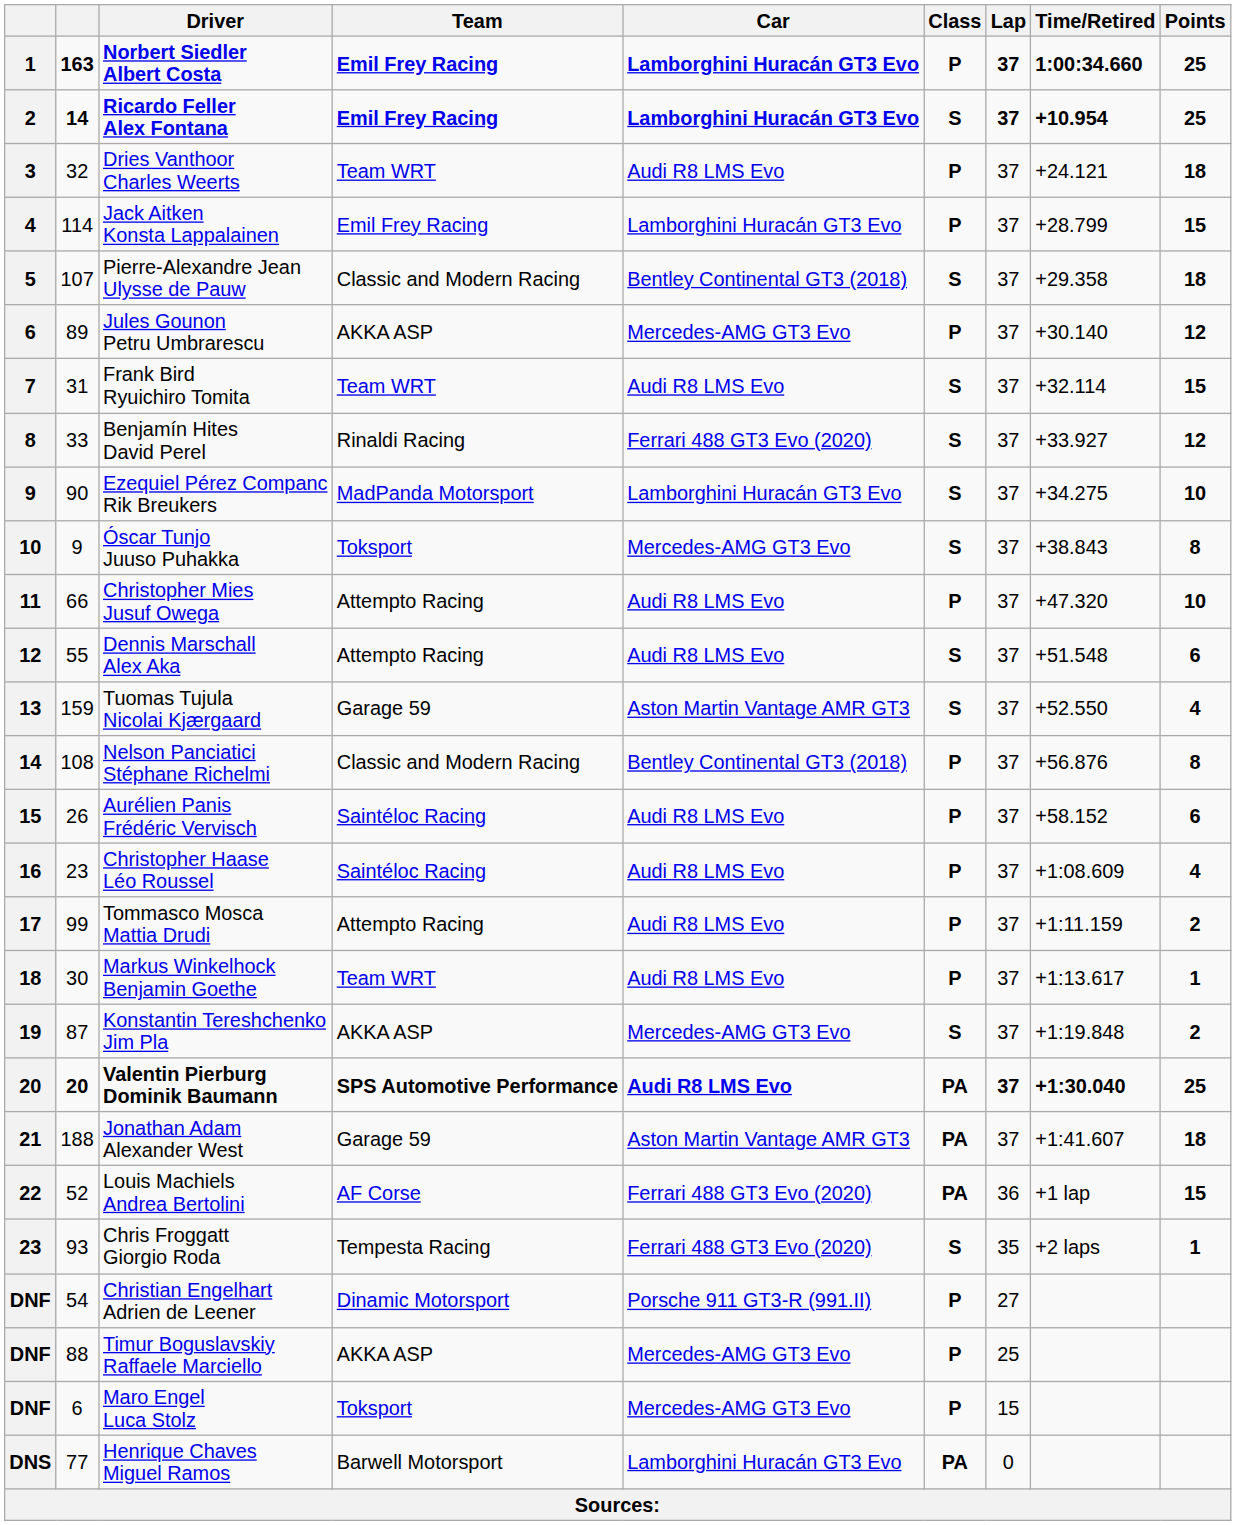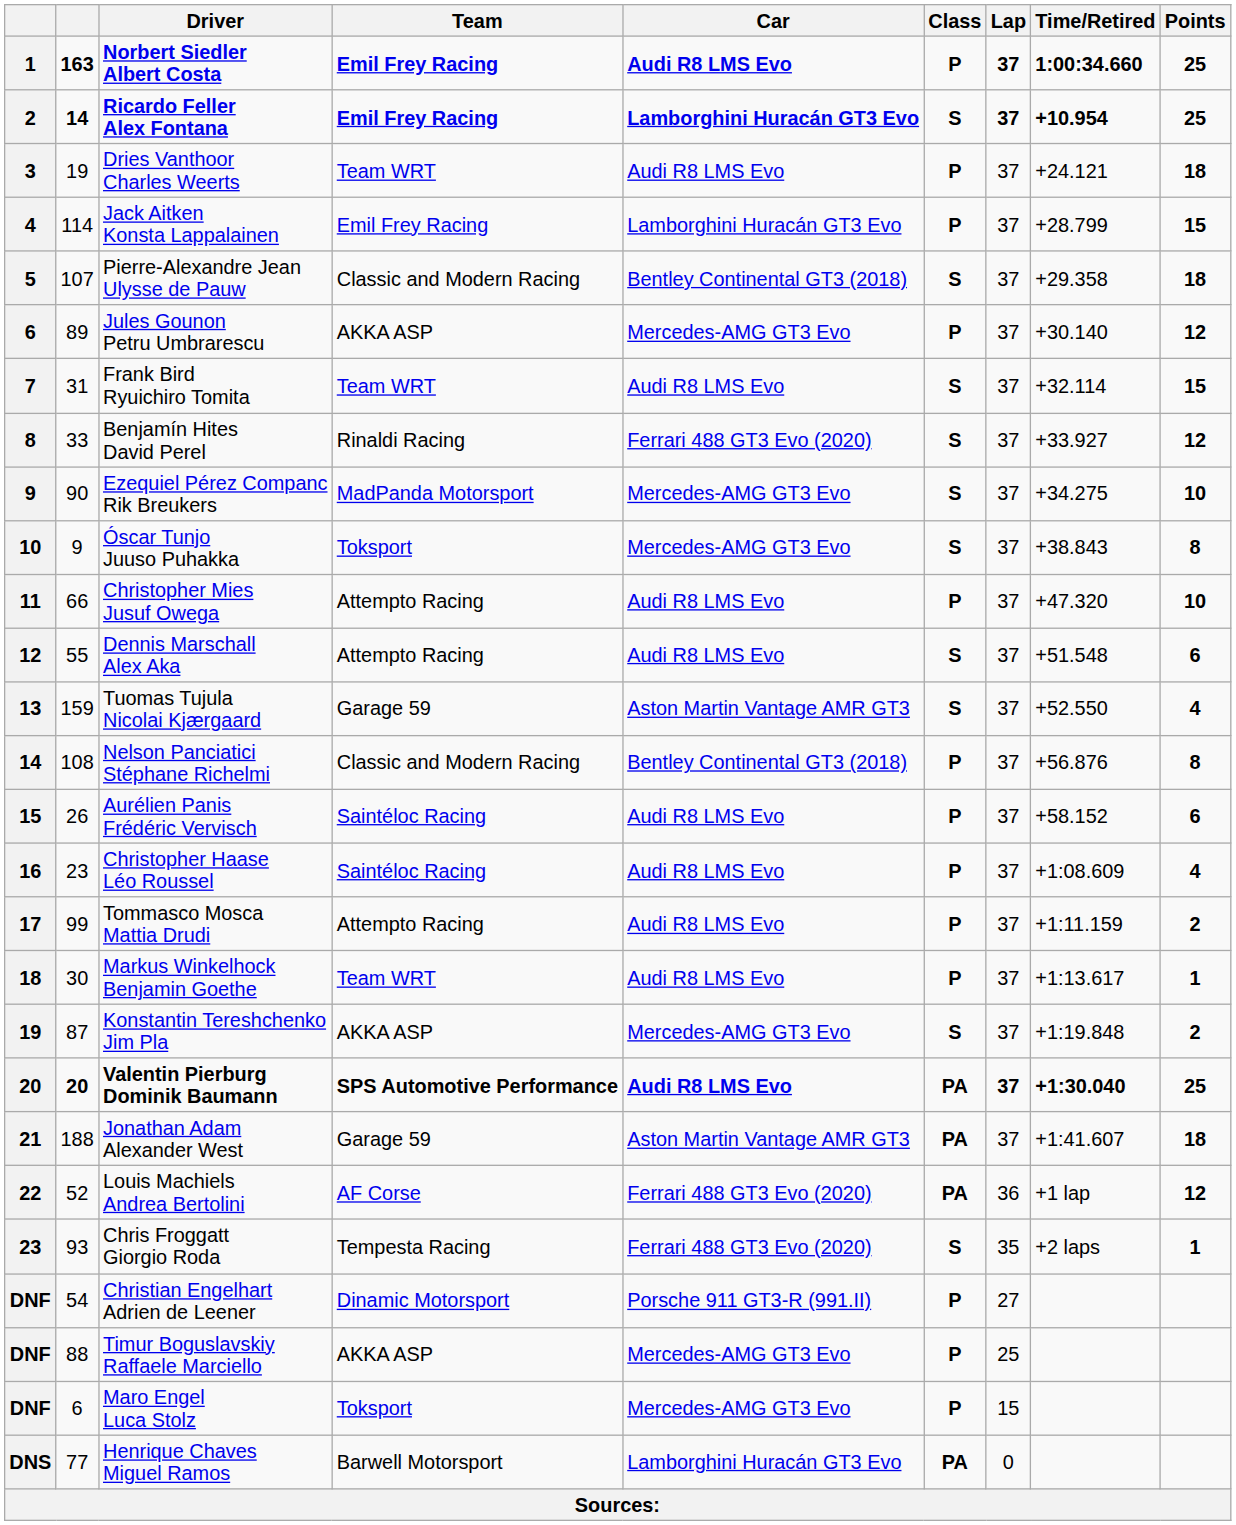(773, 63) Lamborghini Huracán GT3 Evo -> (710, 63) Audi R8 LMS Evo
(77, 171) 32 -> (77, 171) 19
(764, 494) Lamborghini Huracán GT3 Evo -> (739, 494) Mercedes-AMG GT3 Evo
(1195, 1193) 15 -> (1195, 1193) 12
